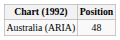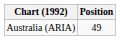(96, 27) 48 -> (96, 27) 49
